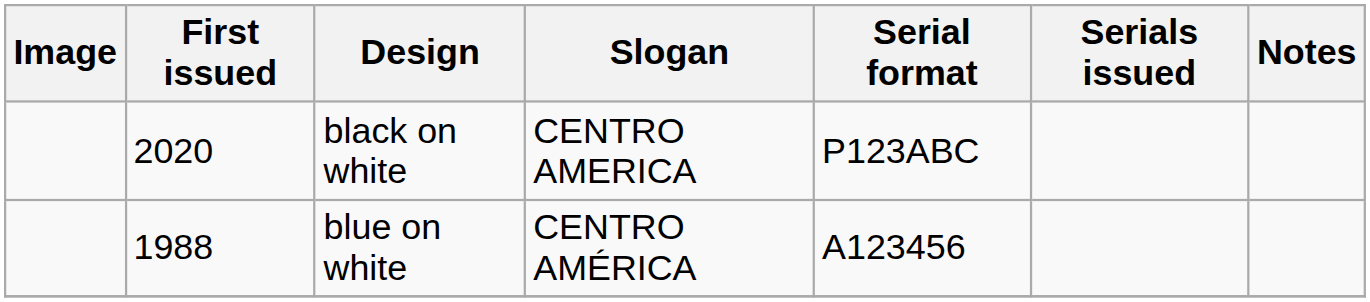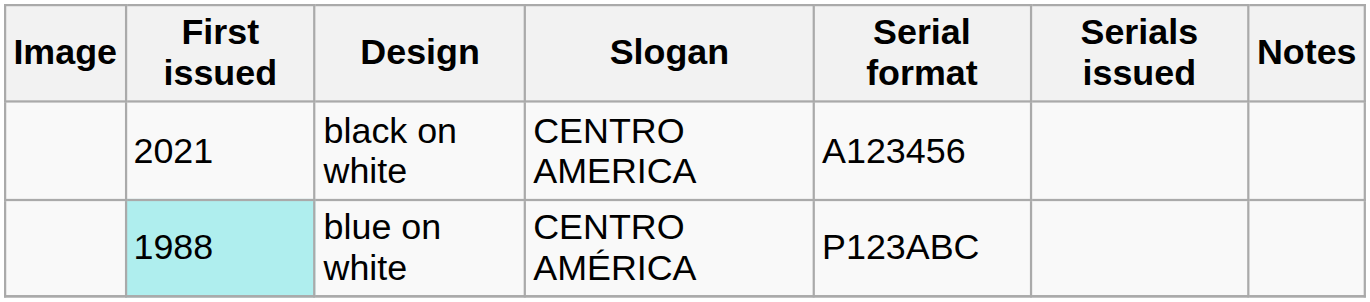(173, 150) 2020 -> (173, 150) 2021
(901, 150) P123ABC -> (894, 150) A123456
(173, 247) no background -> (173, 247) paleturquoise background
(894, 247) A123456 -> (901, 247) P123ABC
